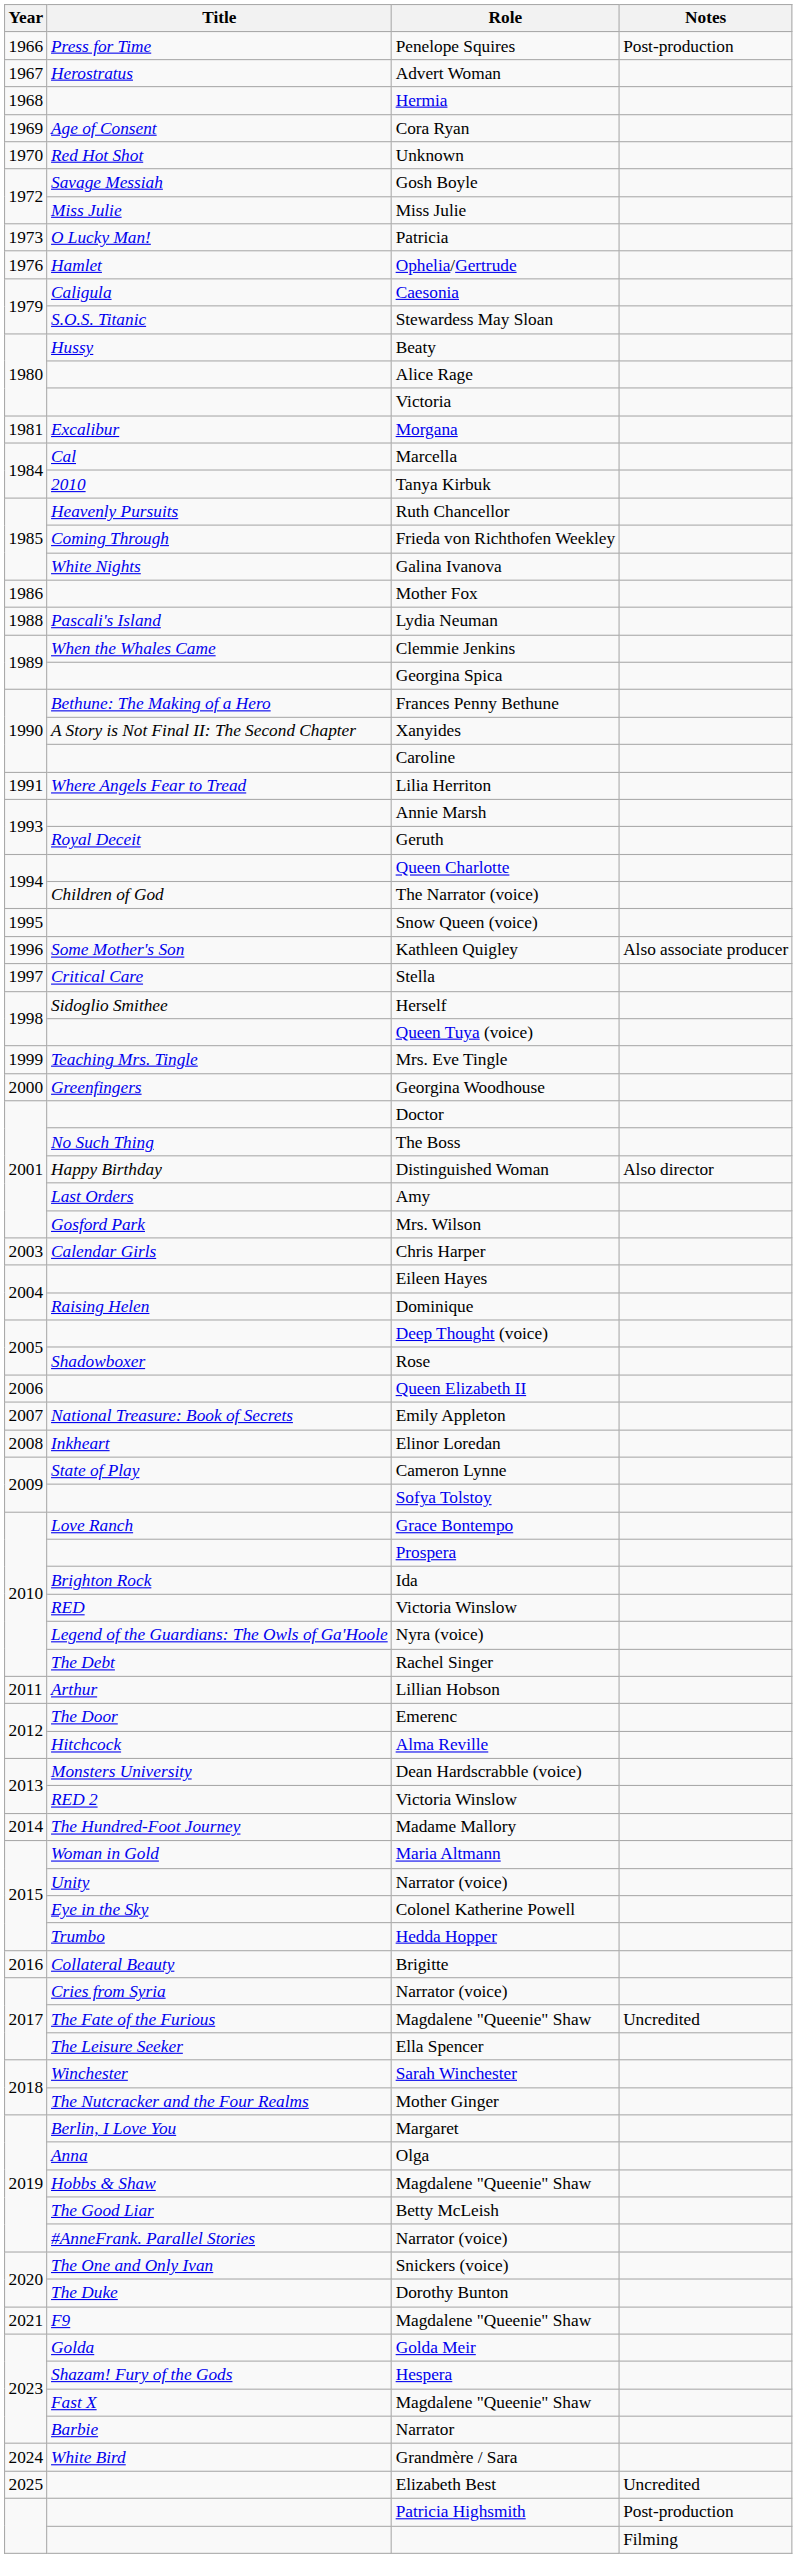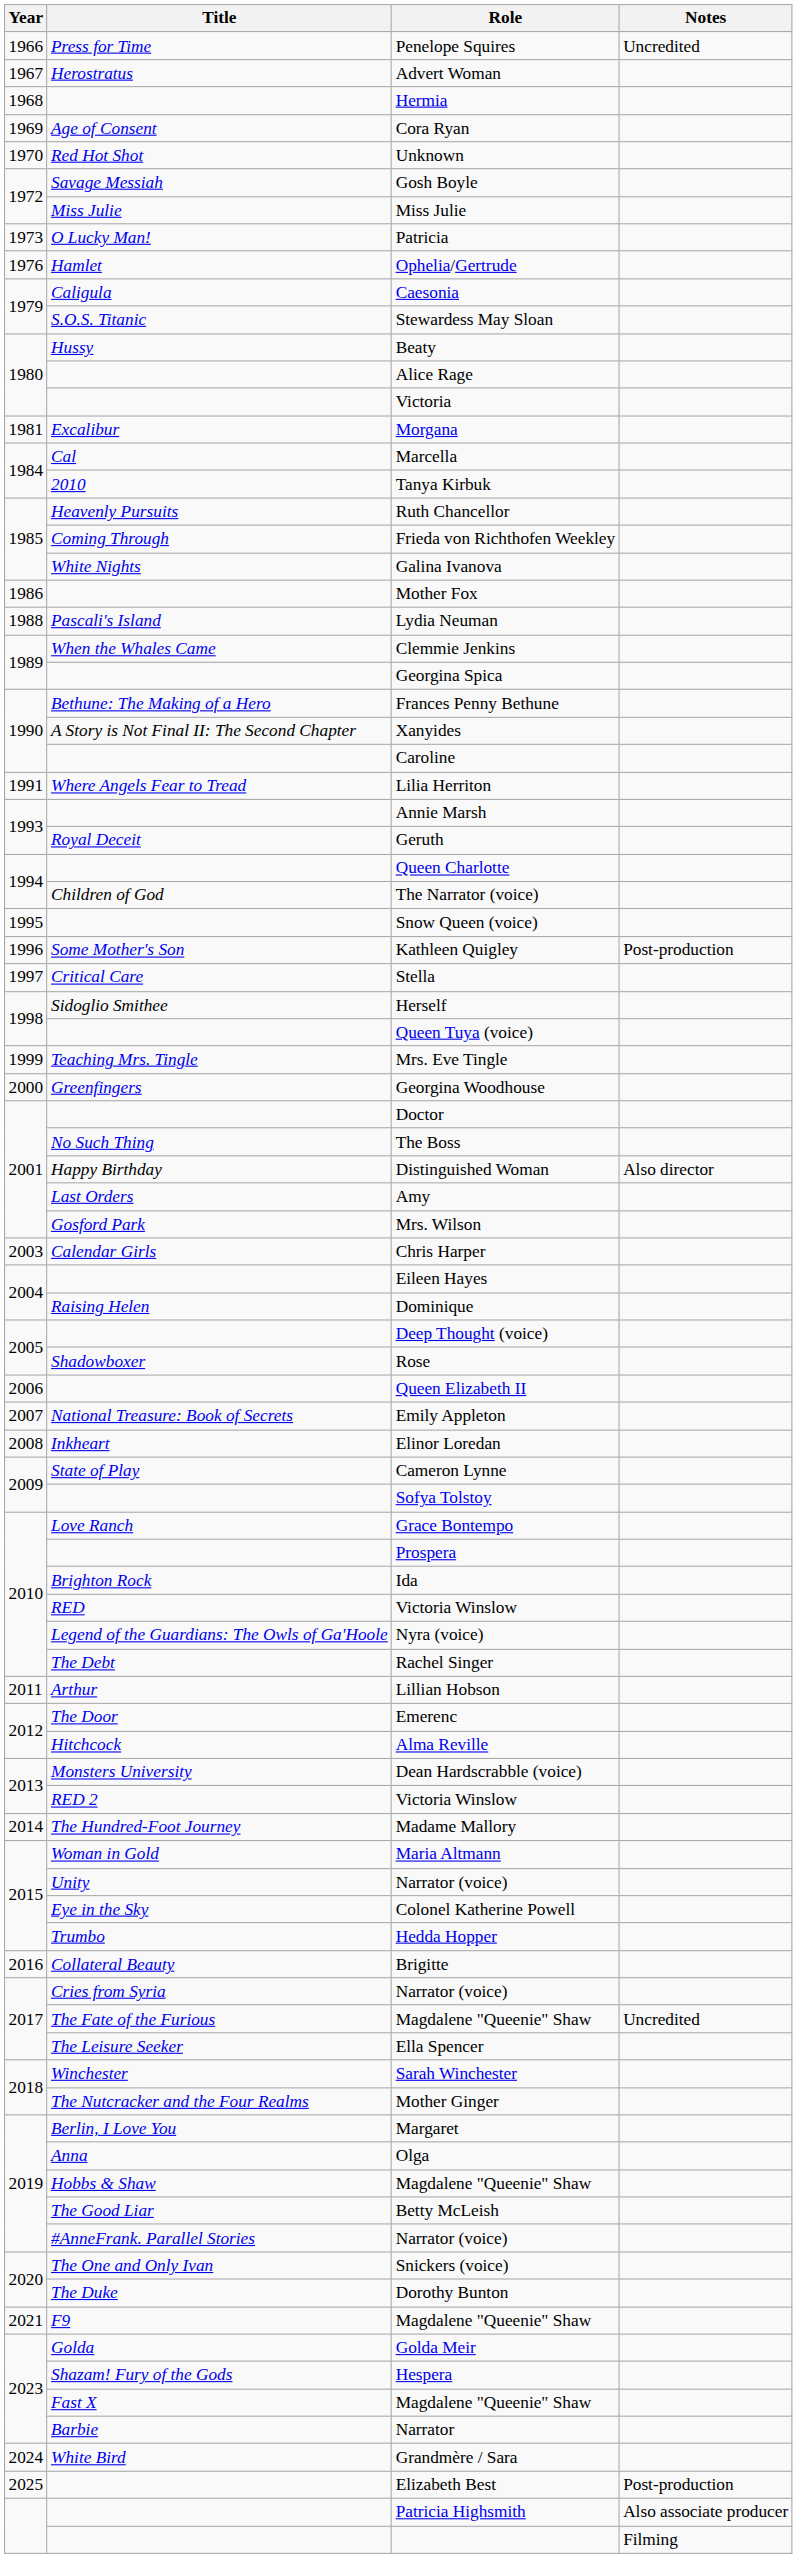(678, 45) Post-production -> (662, 45) Uncredited
(706, 949) Also associate producer -> (678, 949) Post-production
(662, 2484) Uncredited -> (678, 2484) Post-production
(678, 2512) Post-production -> (706, 2512) Also associate producer
